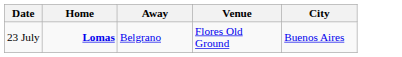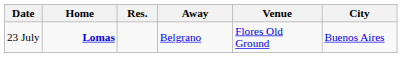+ column: (137, 13)
